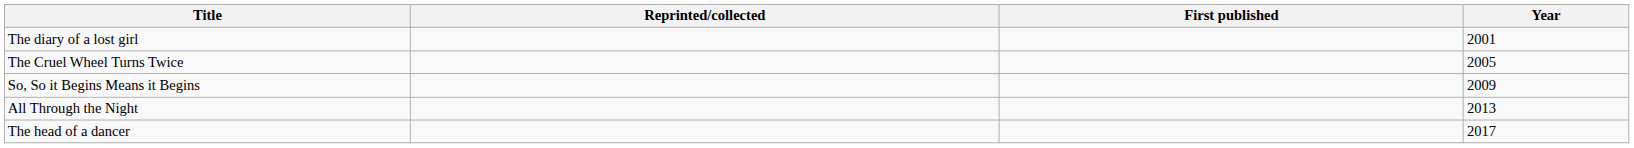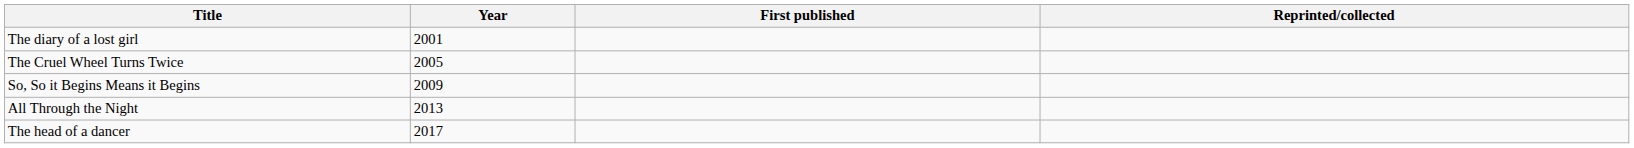columns swapped: (1546, 16) <-> (705, 16)
